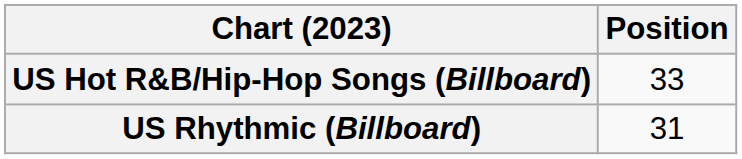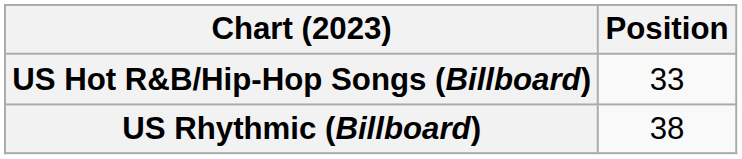(667, 128) 31 -> (667, 128) 38
